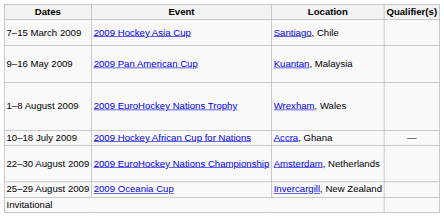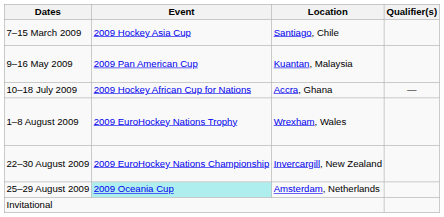rows swapped: (42, 137) <-> (43, 106)
(327, 163) Amsterdam, Netherlands -> (328, 163) Invercargill, New Zealand
(134, 189) no background -> (134, 189) paleturquoise background
(328, 189) Invercargill, New Zealand -> (327, 189) Amsterdam, Netherlands
